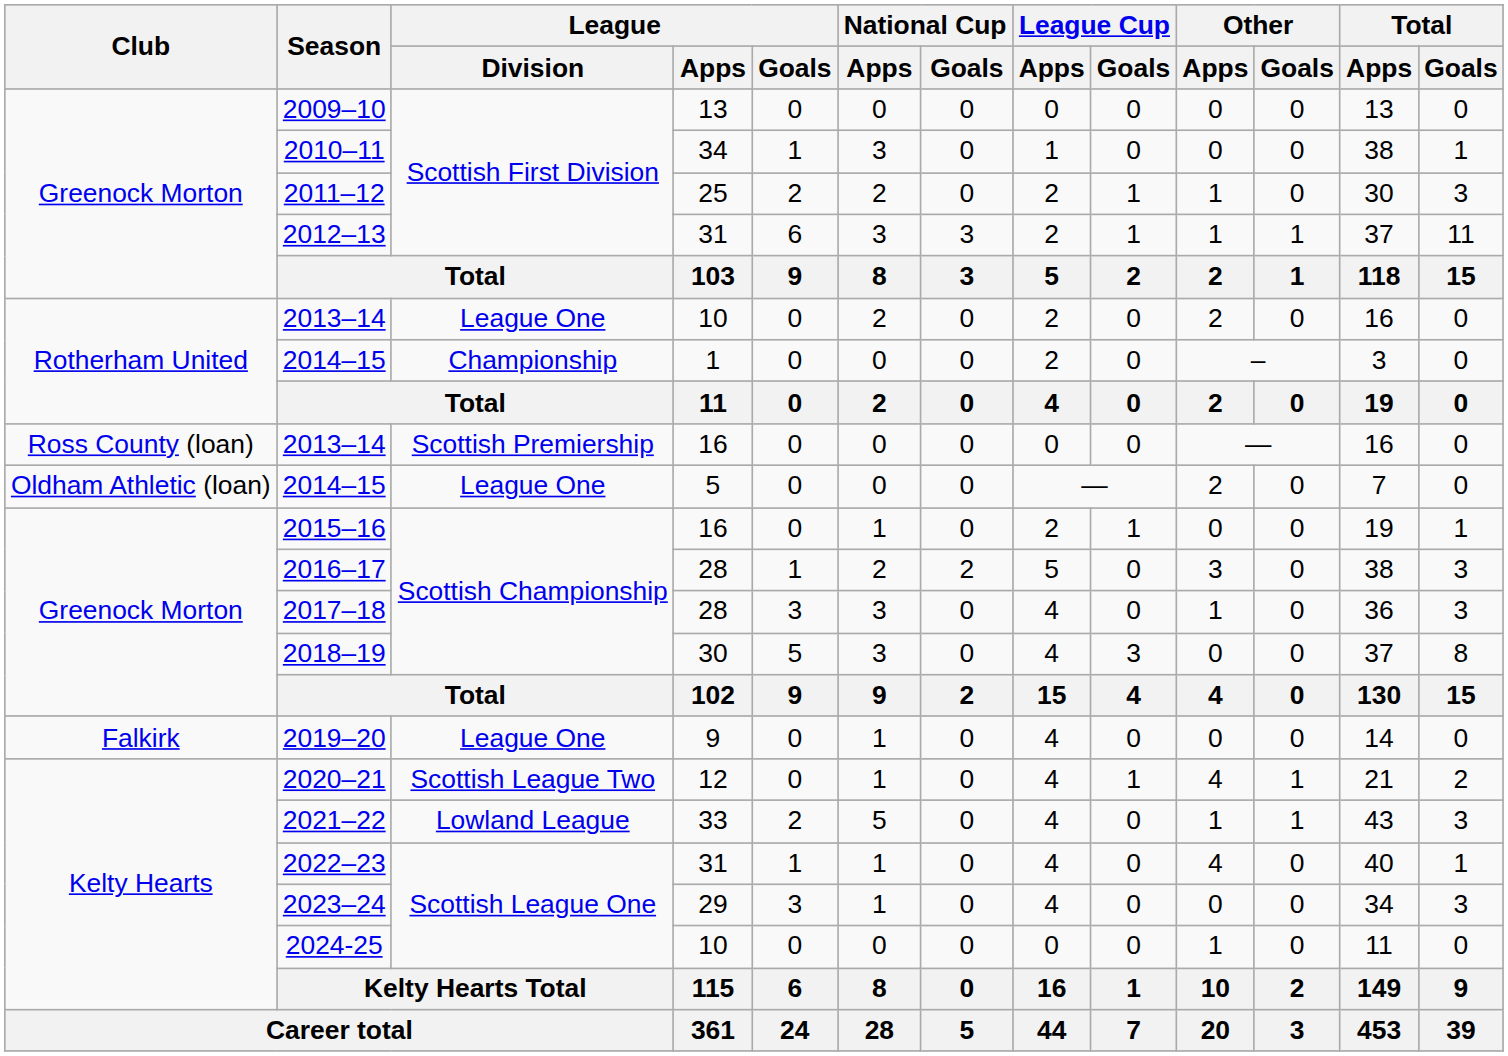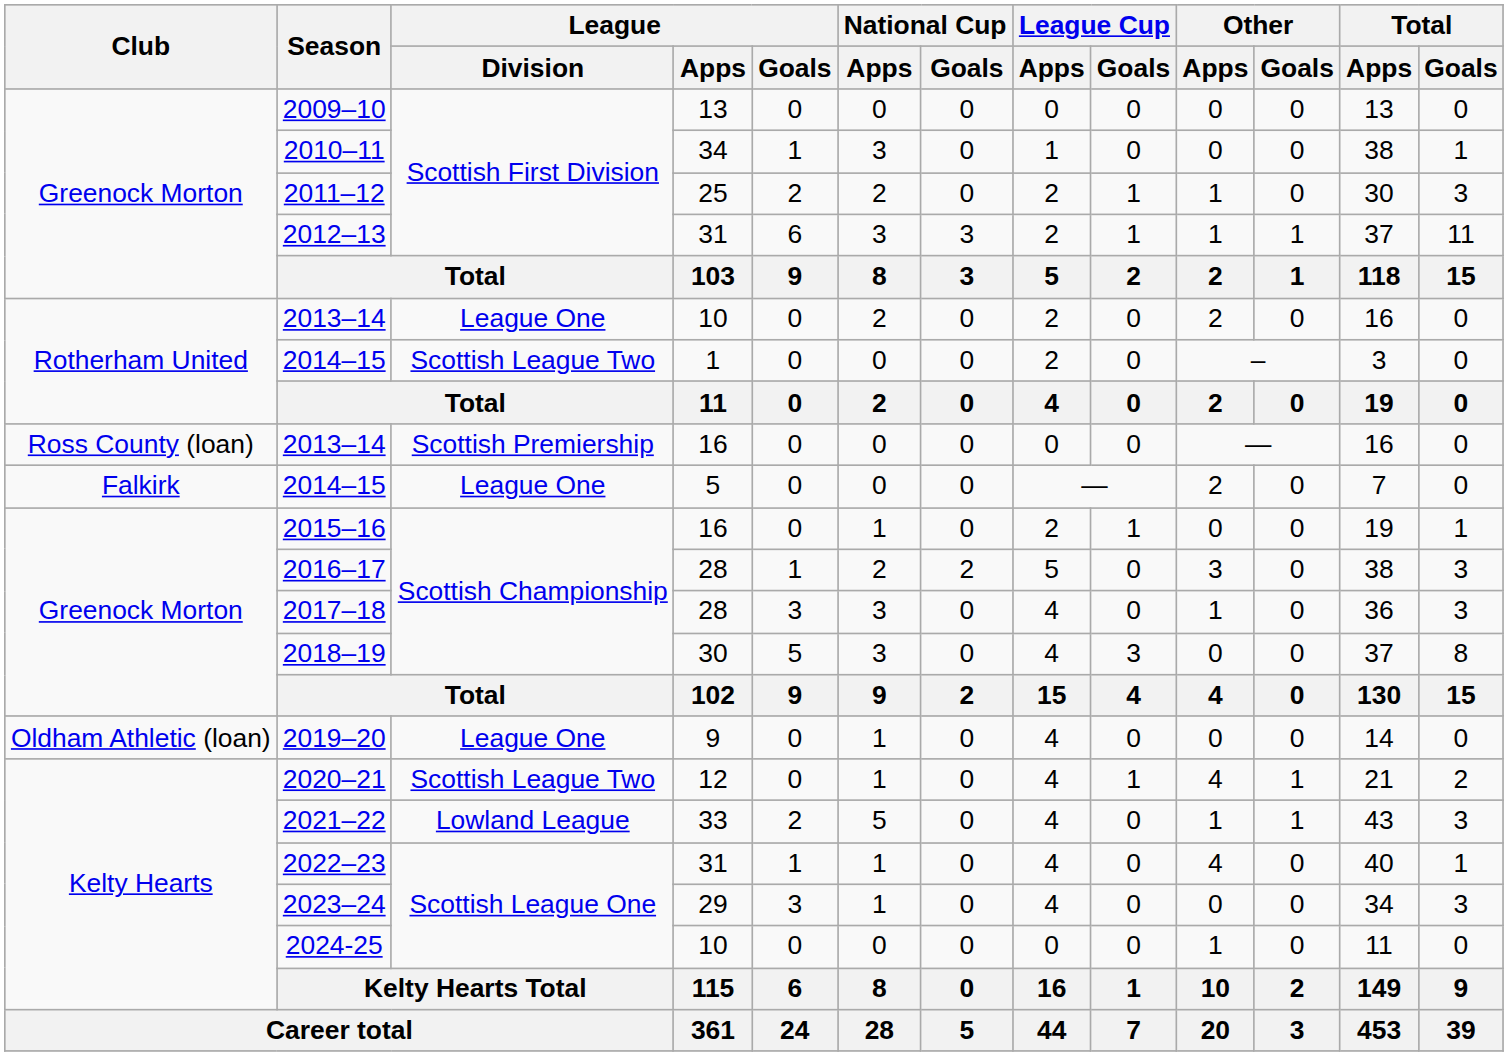(533, 360) Championship -> (533, 360) Scottish League Two
(141, 485) Oldham Athletic (loan) -> (141, 485) Falkirk
(141, 737) Falkirk -> (141, 737) Oldham Athletic (loan)
